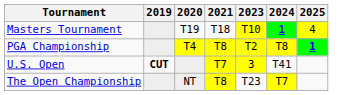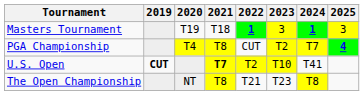+ column: (251, 13)
(251, 30) T10 -> (282, 30) 3
(312, 30) 4 -> (343, 30) 3
(282, 48) T8 -> (312, 48) T7
(312, 48) 1 -> (343, 48) 4
(220, 65) normal -> (220, 65) bold
(251, 65) 3 -> (282, 65) T10
(282, 82) T7 -> (312, 82) T8
